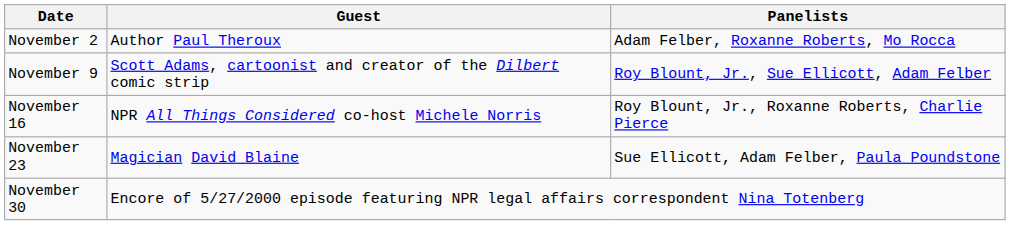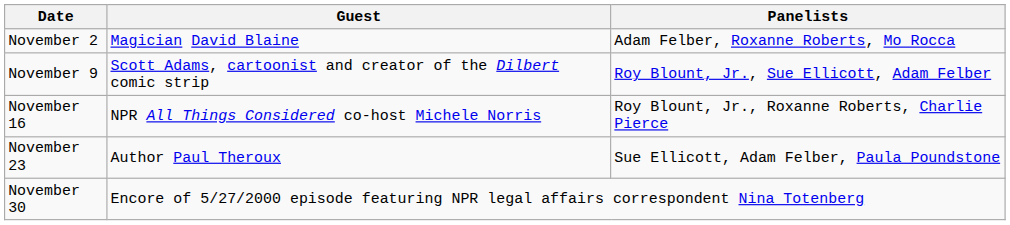(196, 41) Author Paul Theroux -> (205, 41) Magician David Blaine
(205, 157) Magician David Blaine -> (196, 157) Author Paul Theroux
